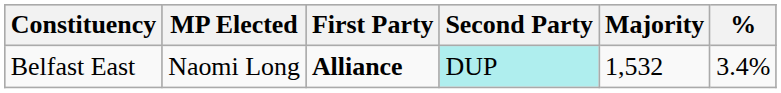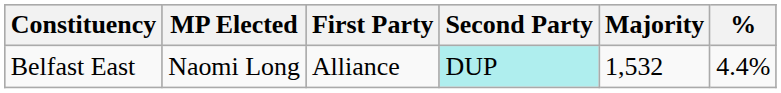(357, 66) bold -> (356, 66) normal
(743, 66) 3.4% -> (743, 66) 4.4%
